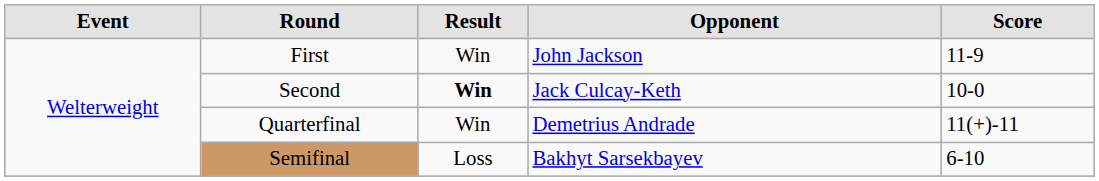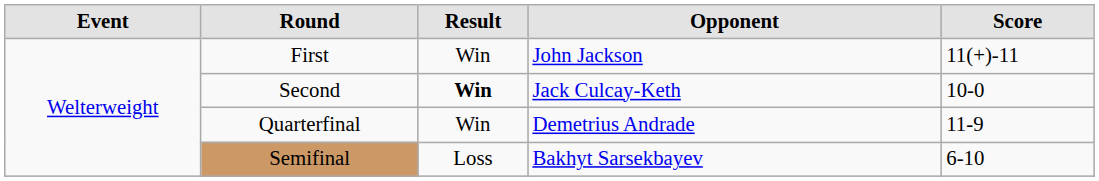(965, 55) 11-9 -> (983, 55) 11(+)-11
(983, 124) 11(+)-11 -> (965, 124) 11-9
